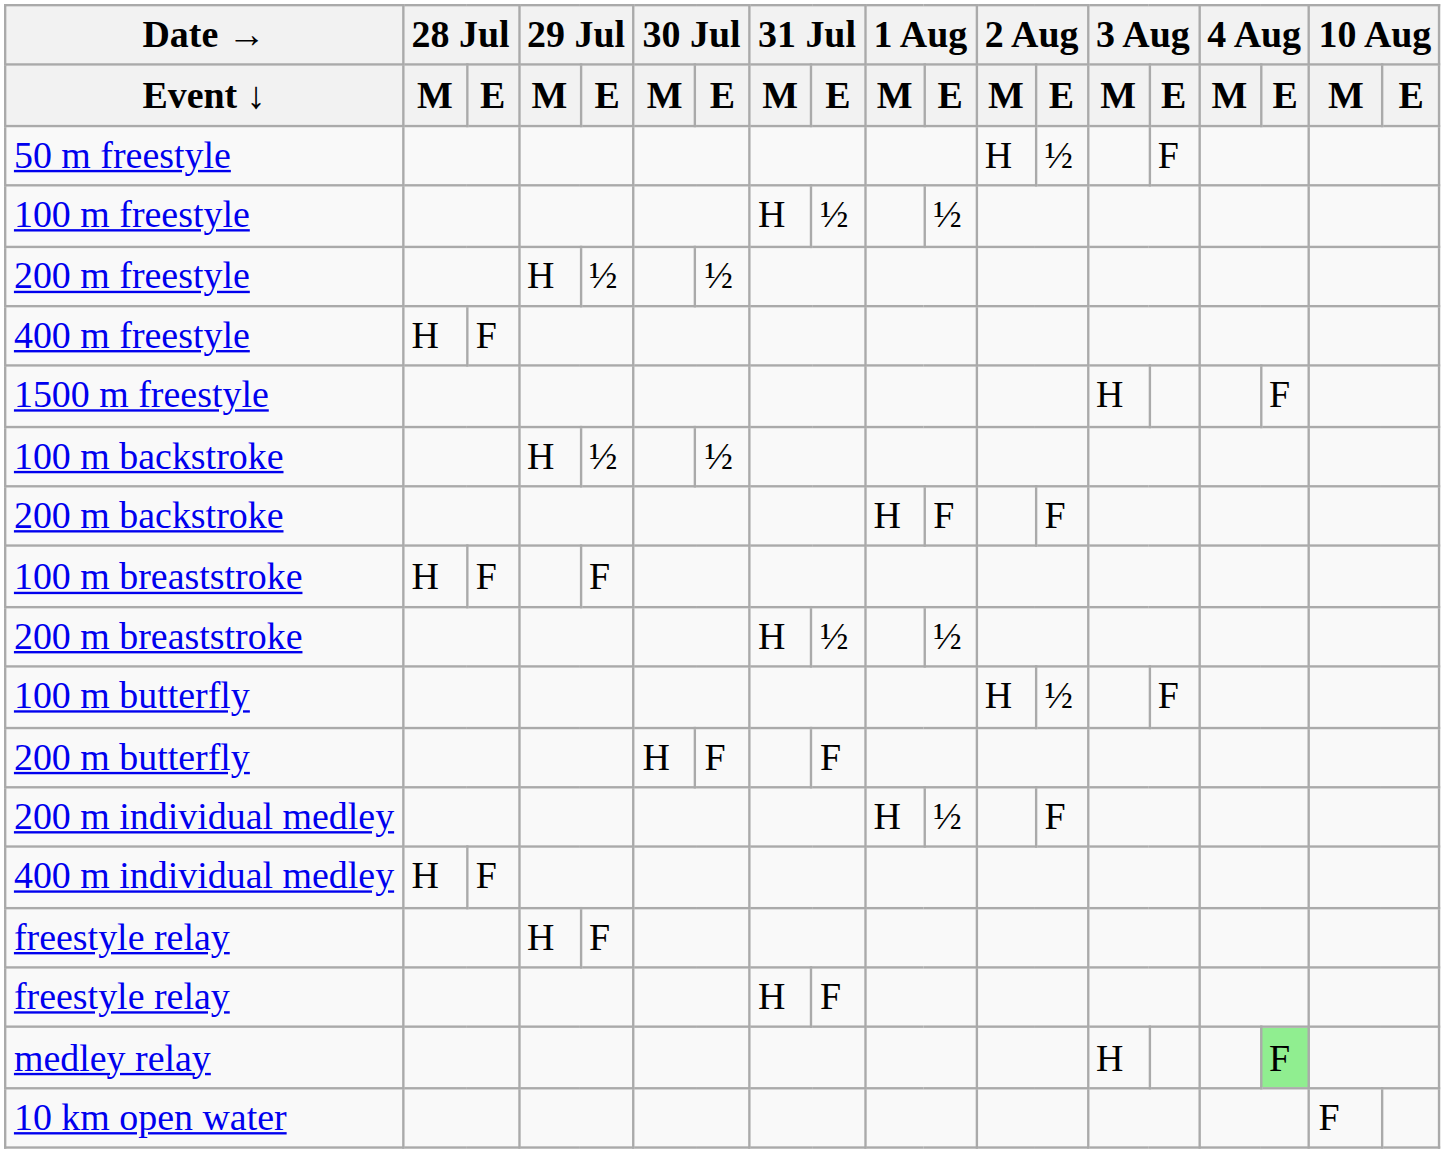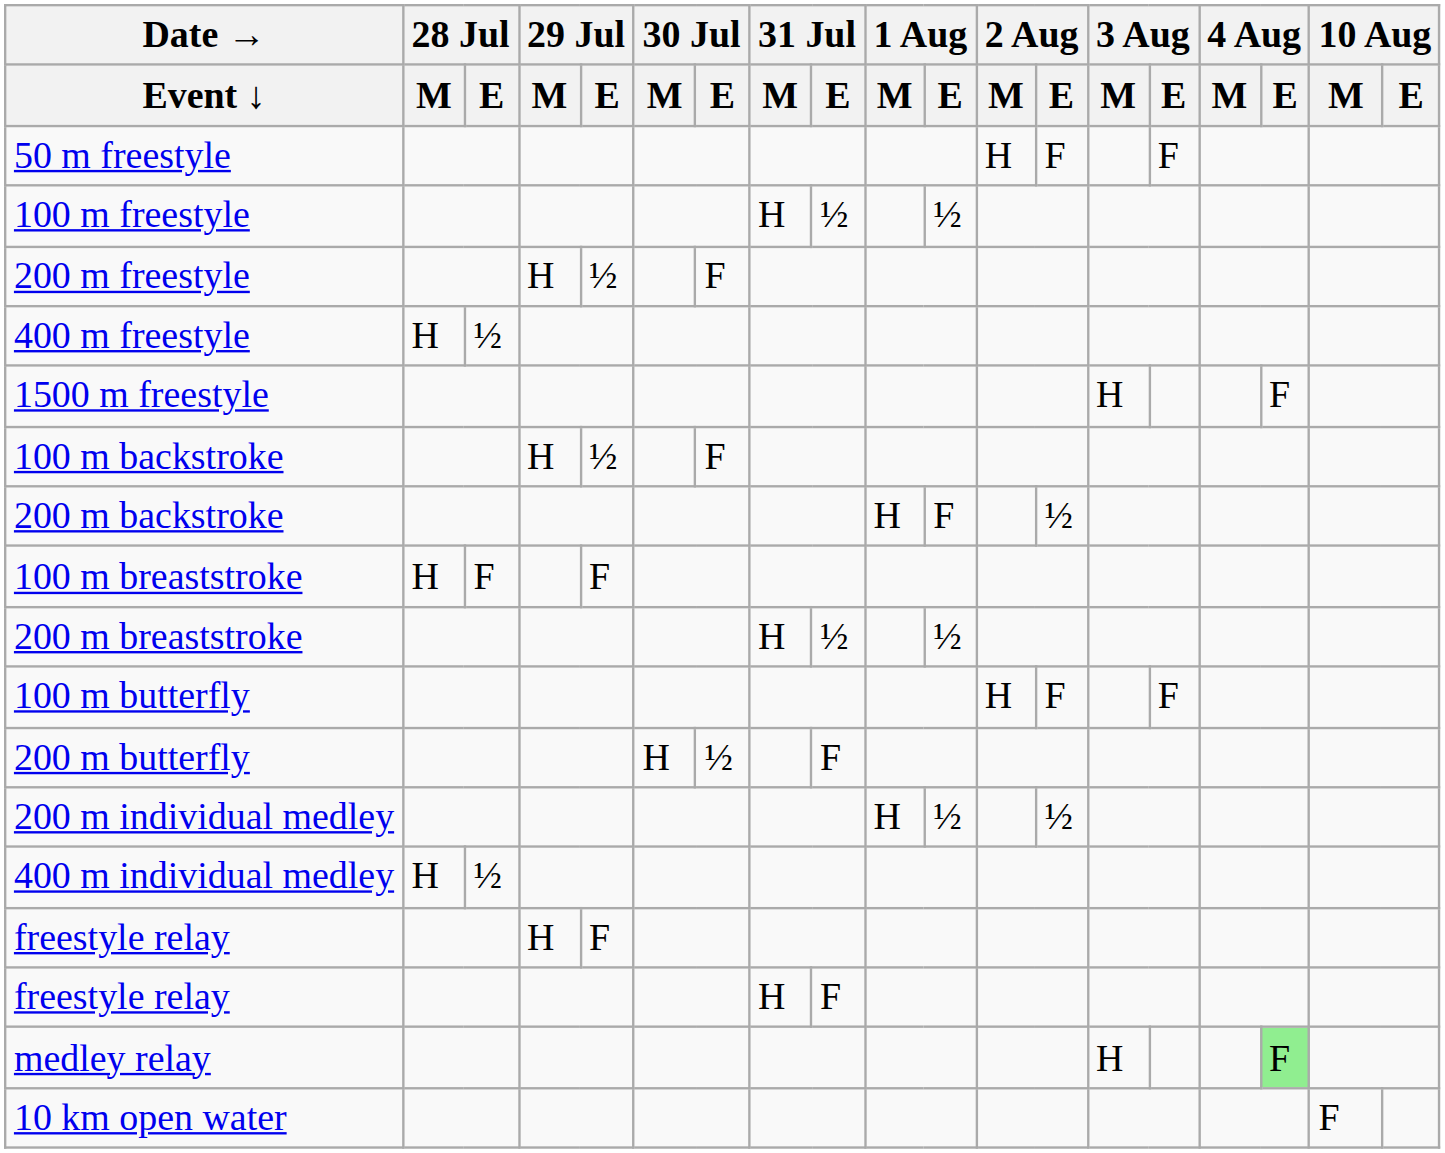(1059, 154) ½ -> (1055, 154) F
(719, 275) ½ -> (715, 275) F
(486, 335) F -> (488, 335) ½
(719, 455) ½ -> (715, 455) F
(1055, 515) F -> (1059, 515) ½
(1059, 696) ½ -> (1055, 696) F
(715, 756) F -> (719, 756) ½
(1055, 816) F -> (1059, 816) ½
(486, 876) F -> (488, 876) ½
